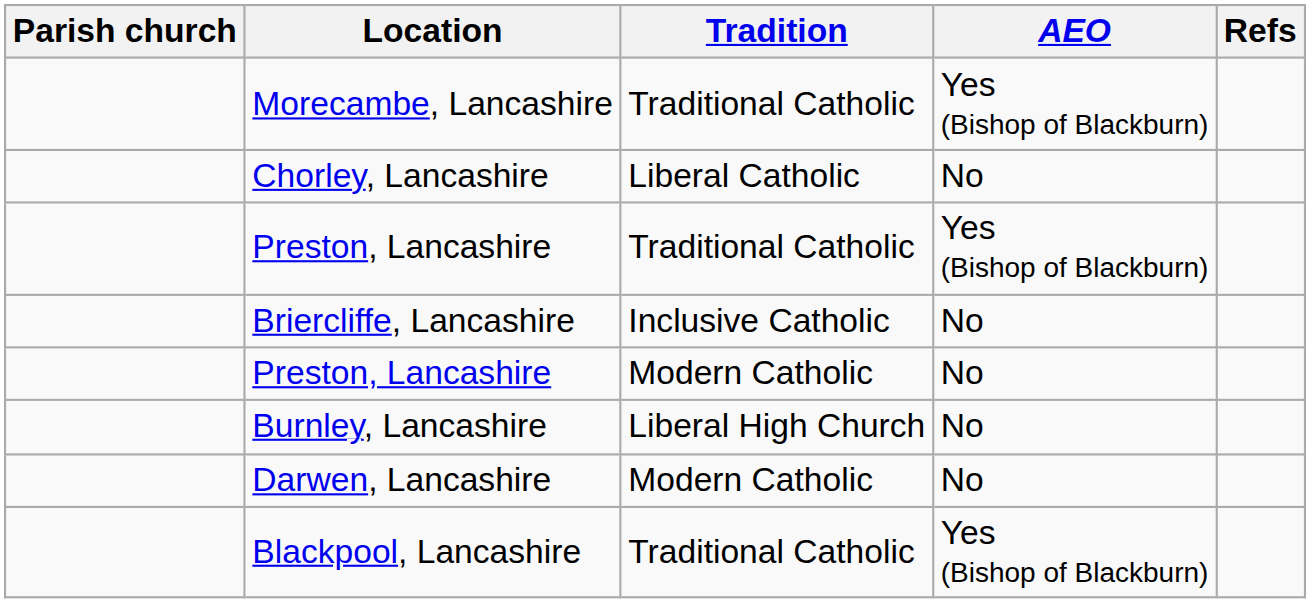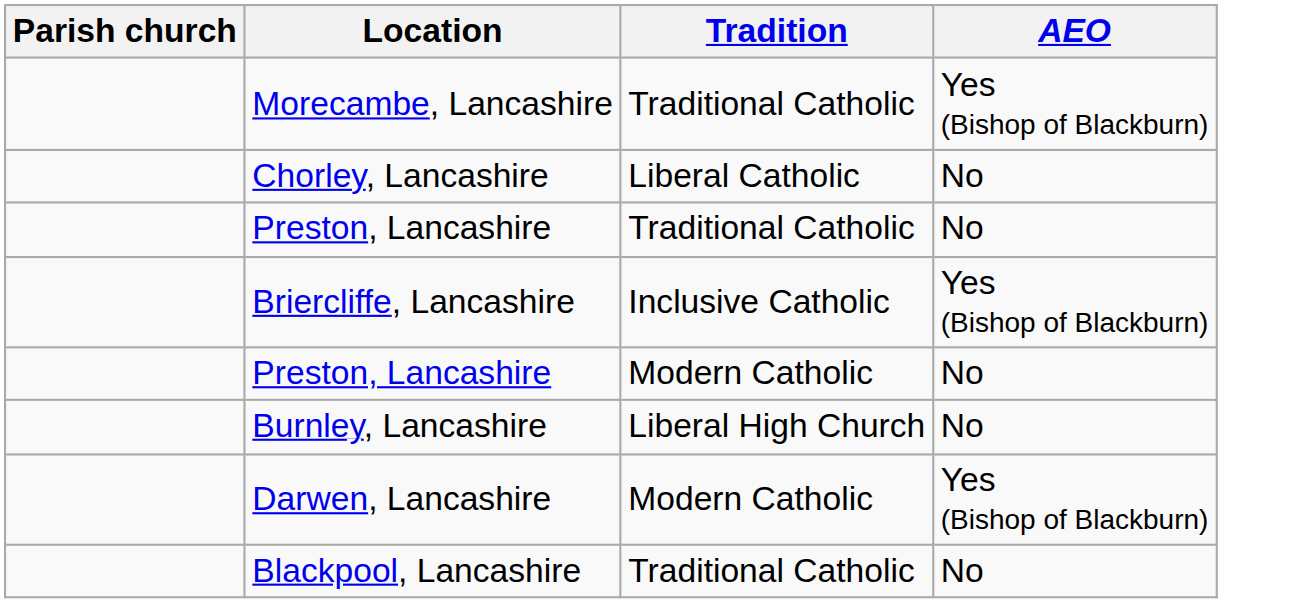- column: (1260, 31)
(1075, 247) Yes (Bishop of Blackburn) -> (962, 228) No
(962, 319) No -> (1075, 300) Yes (Bishop of Blackburn)
(962, 479) No -> (1075, 498) Yes (Bishop of Blackburn)
(1075, 551) Yes (Bishop of Blackburn) -> (962, 570) No
